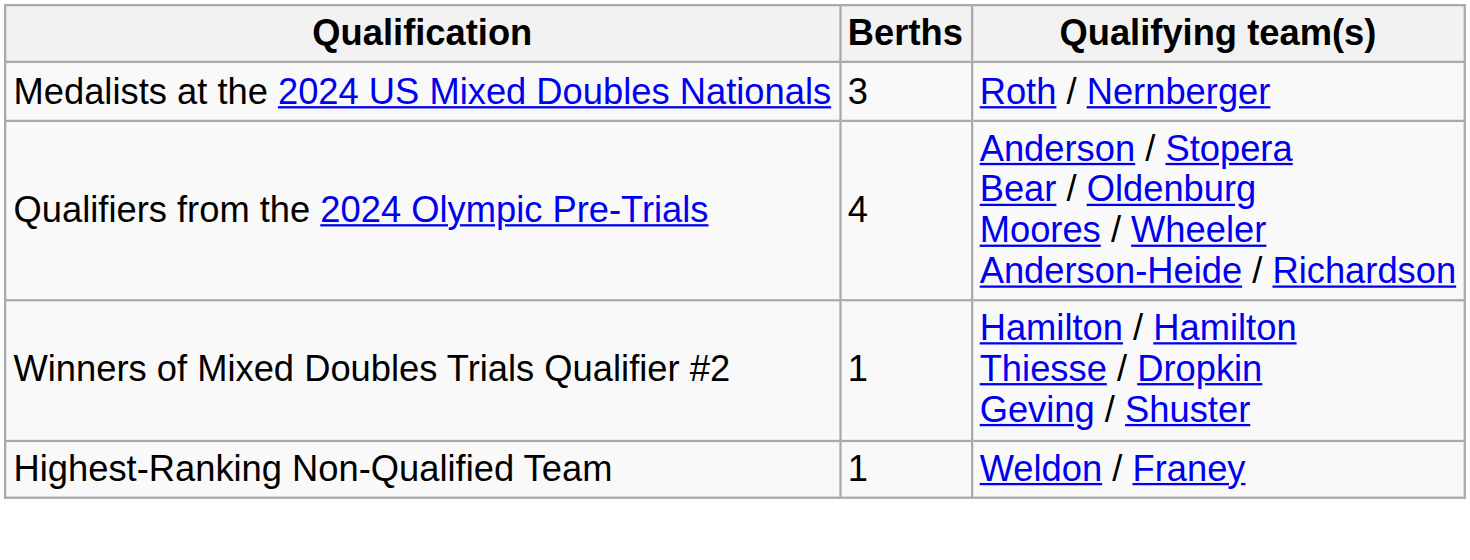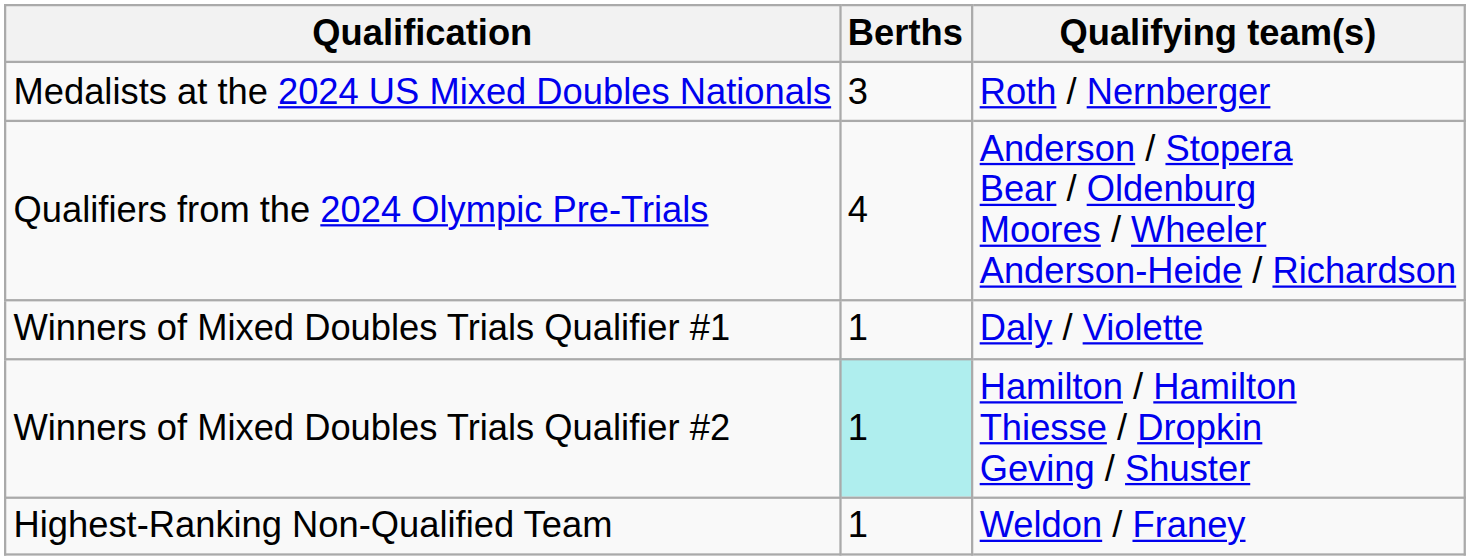+ row: (372, 328)
(858, 369) no background -> (858, 427) paleturquoise background
